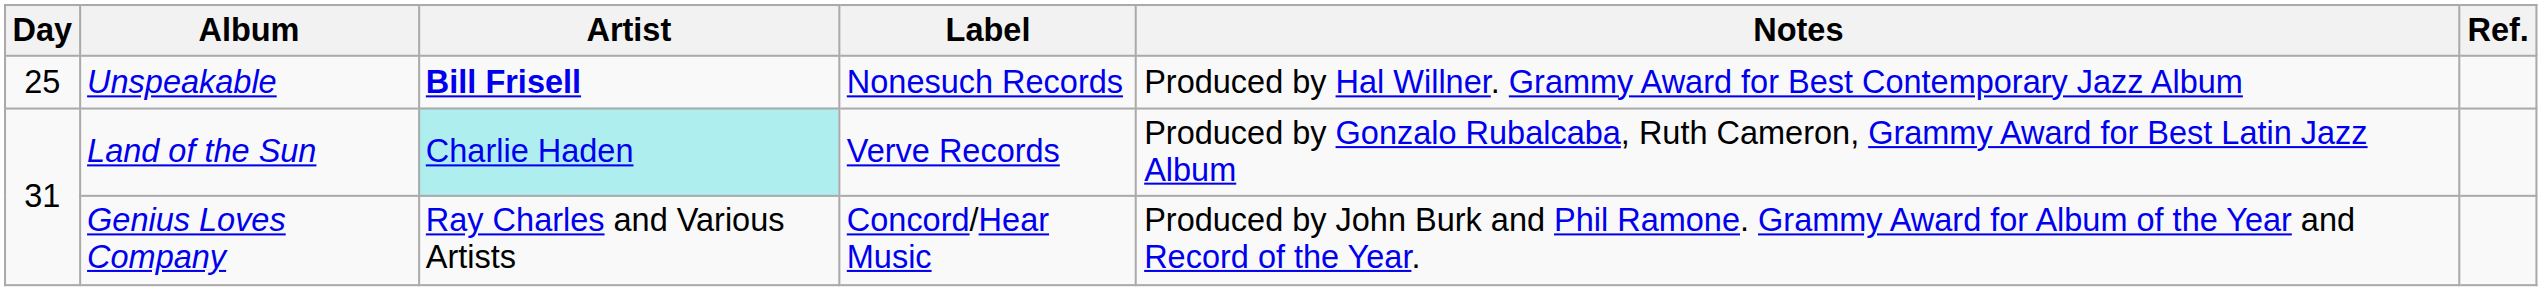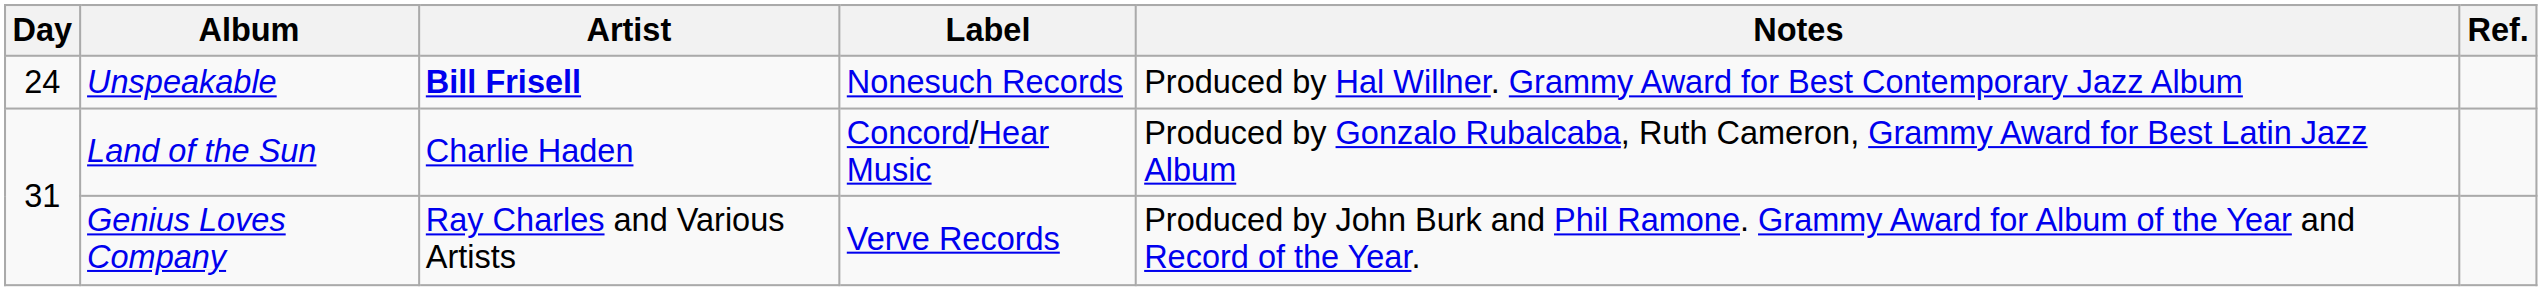(42, 81) 25 -> (42, 81) 24
(530, 151) paleturquoise background -> (530, 151) no background
(953, 151) Verve Records -> (948, 151) Concord/Hear Music
(948, 239) Concord/Hear Music -> (953, 239) Verve Records
